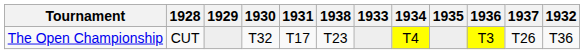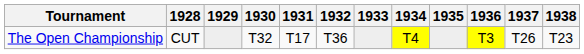columns swapped: (561, 16) <-> (335, 16)
